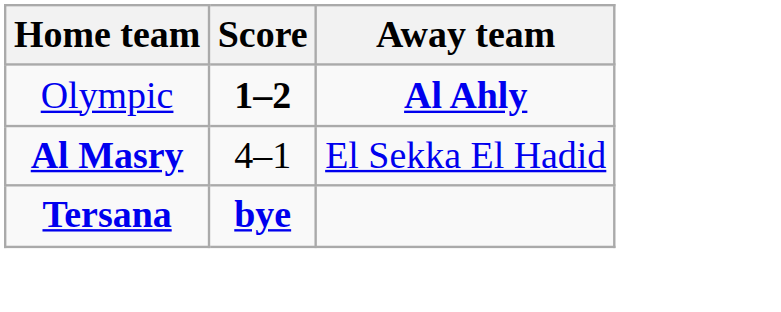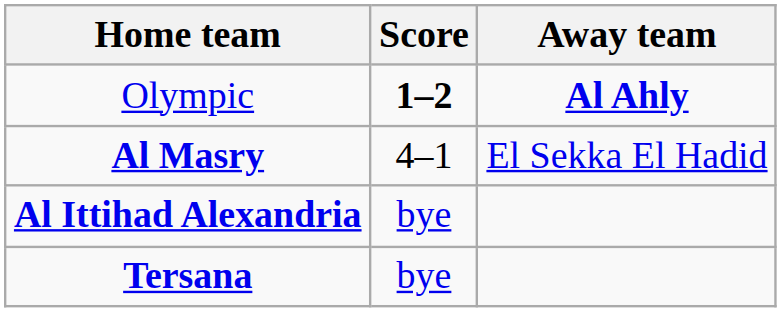+ row: (188, 214)
(263, 214) bold -> (424, 275) normal
